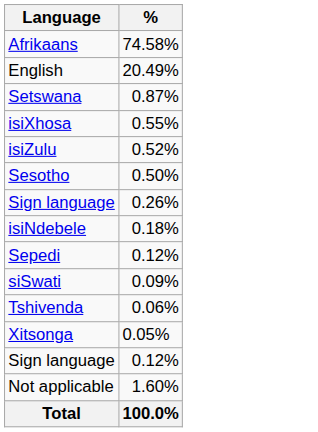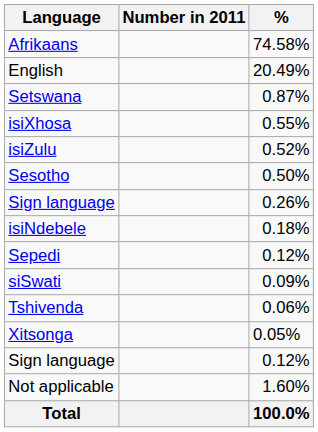+ column: (184, 17)
